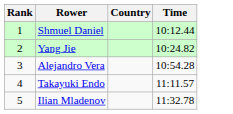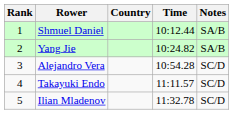+ column: (213, 13)
